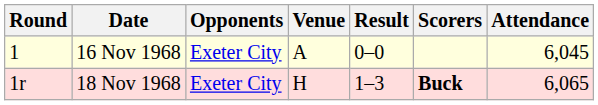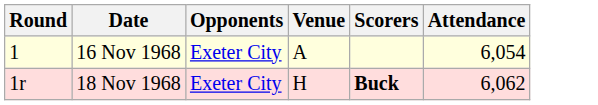- column: (382, 20)
(567, 52) 6,045 -> (503, 52) 6,054
(567, 83) 6,065 -> (503, 83) 6,062
